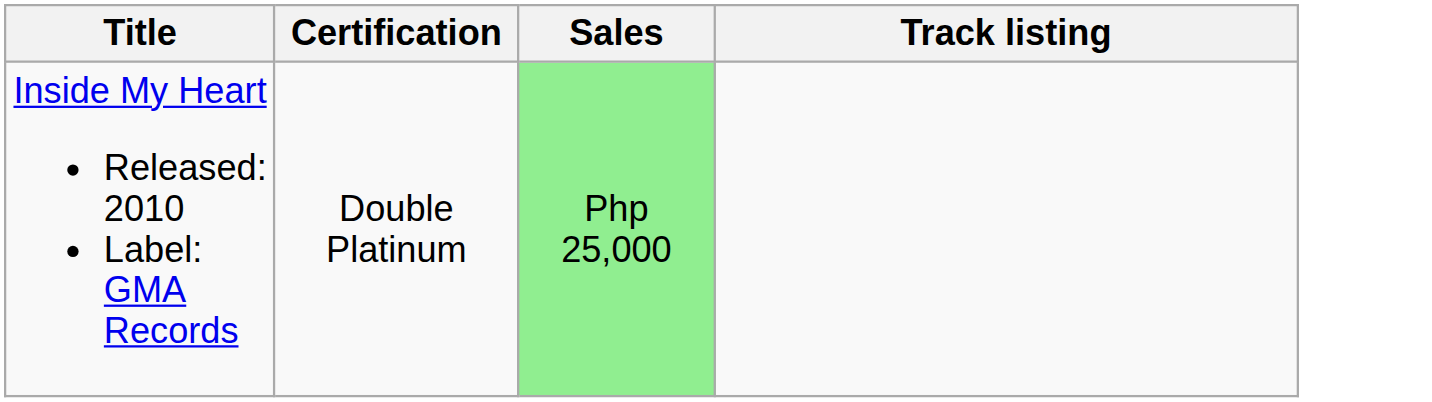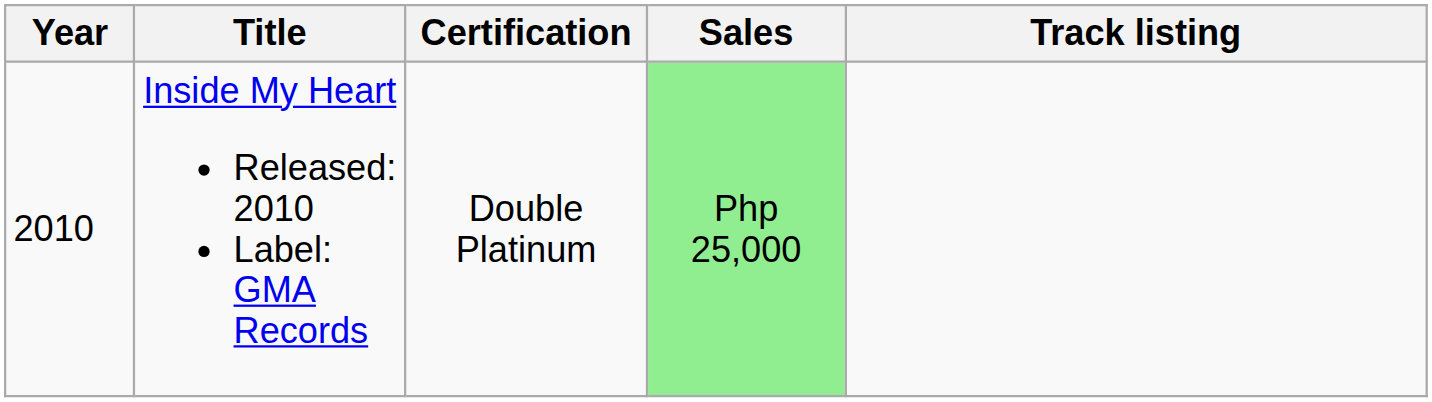+ column: (70, 33)
